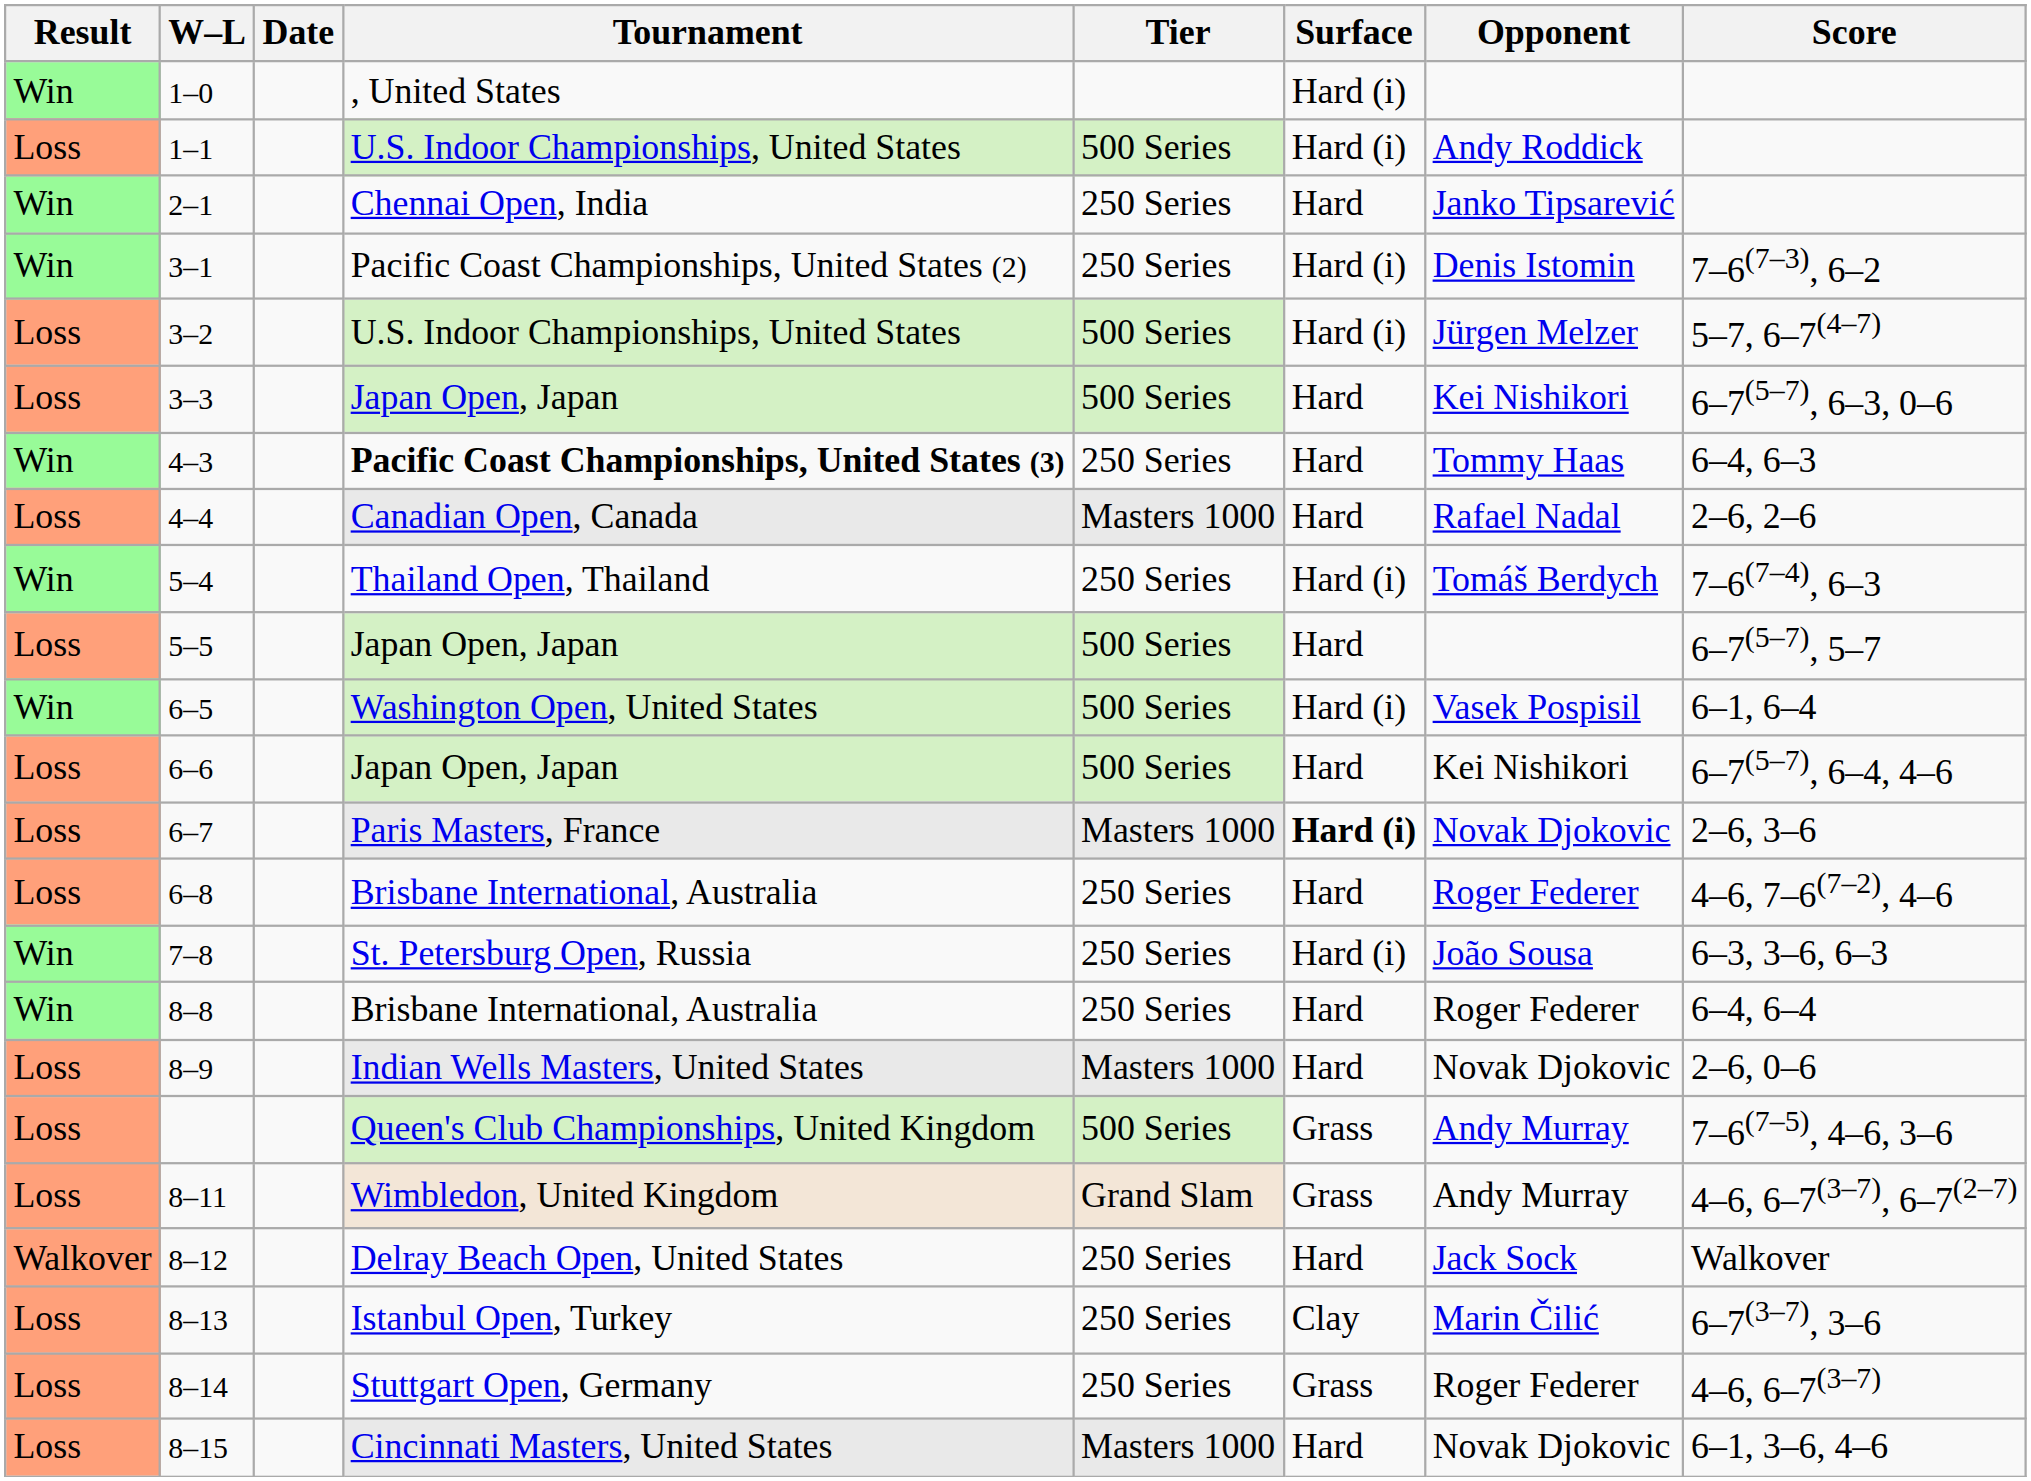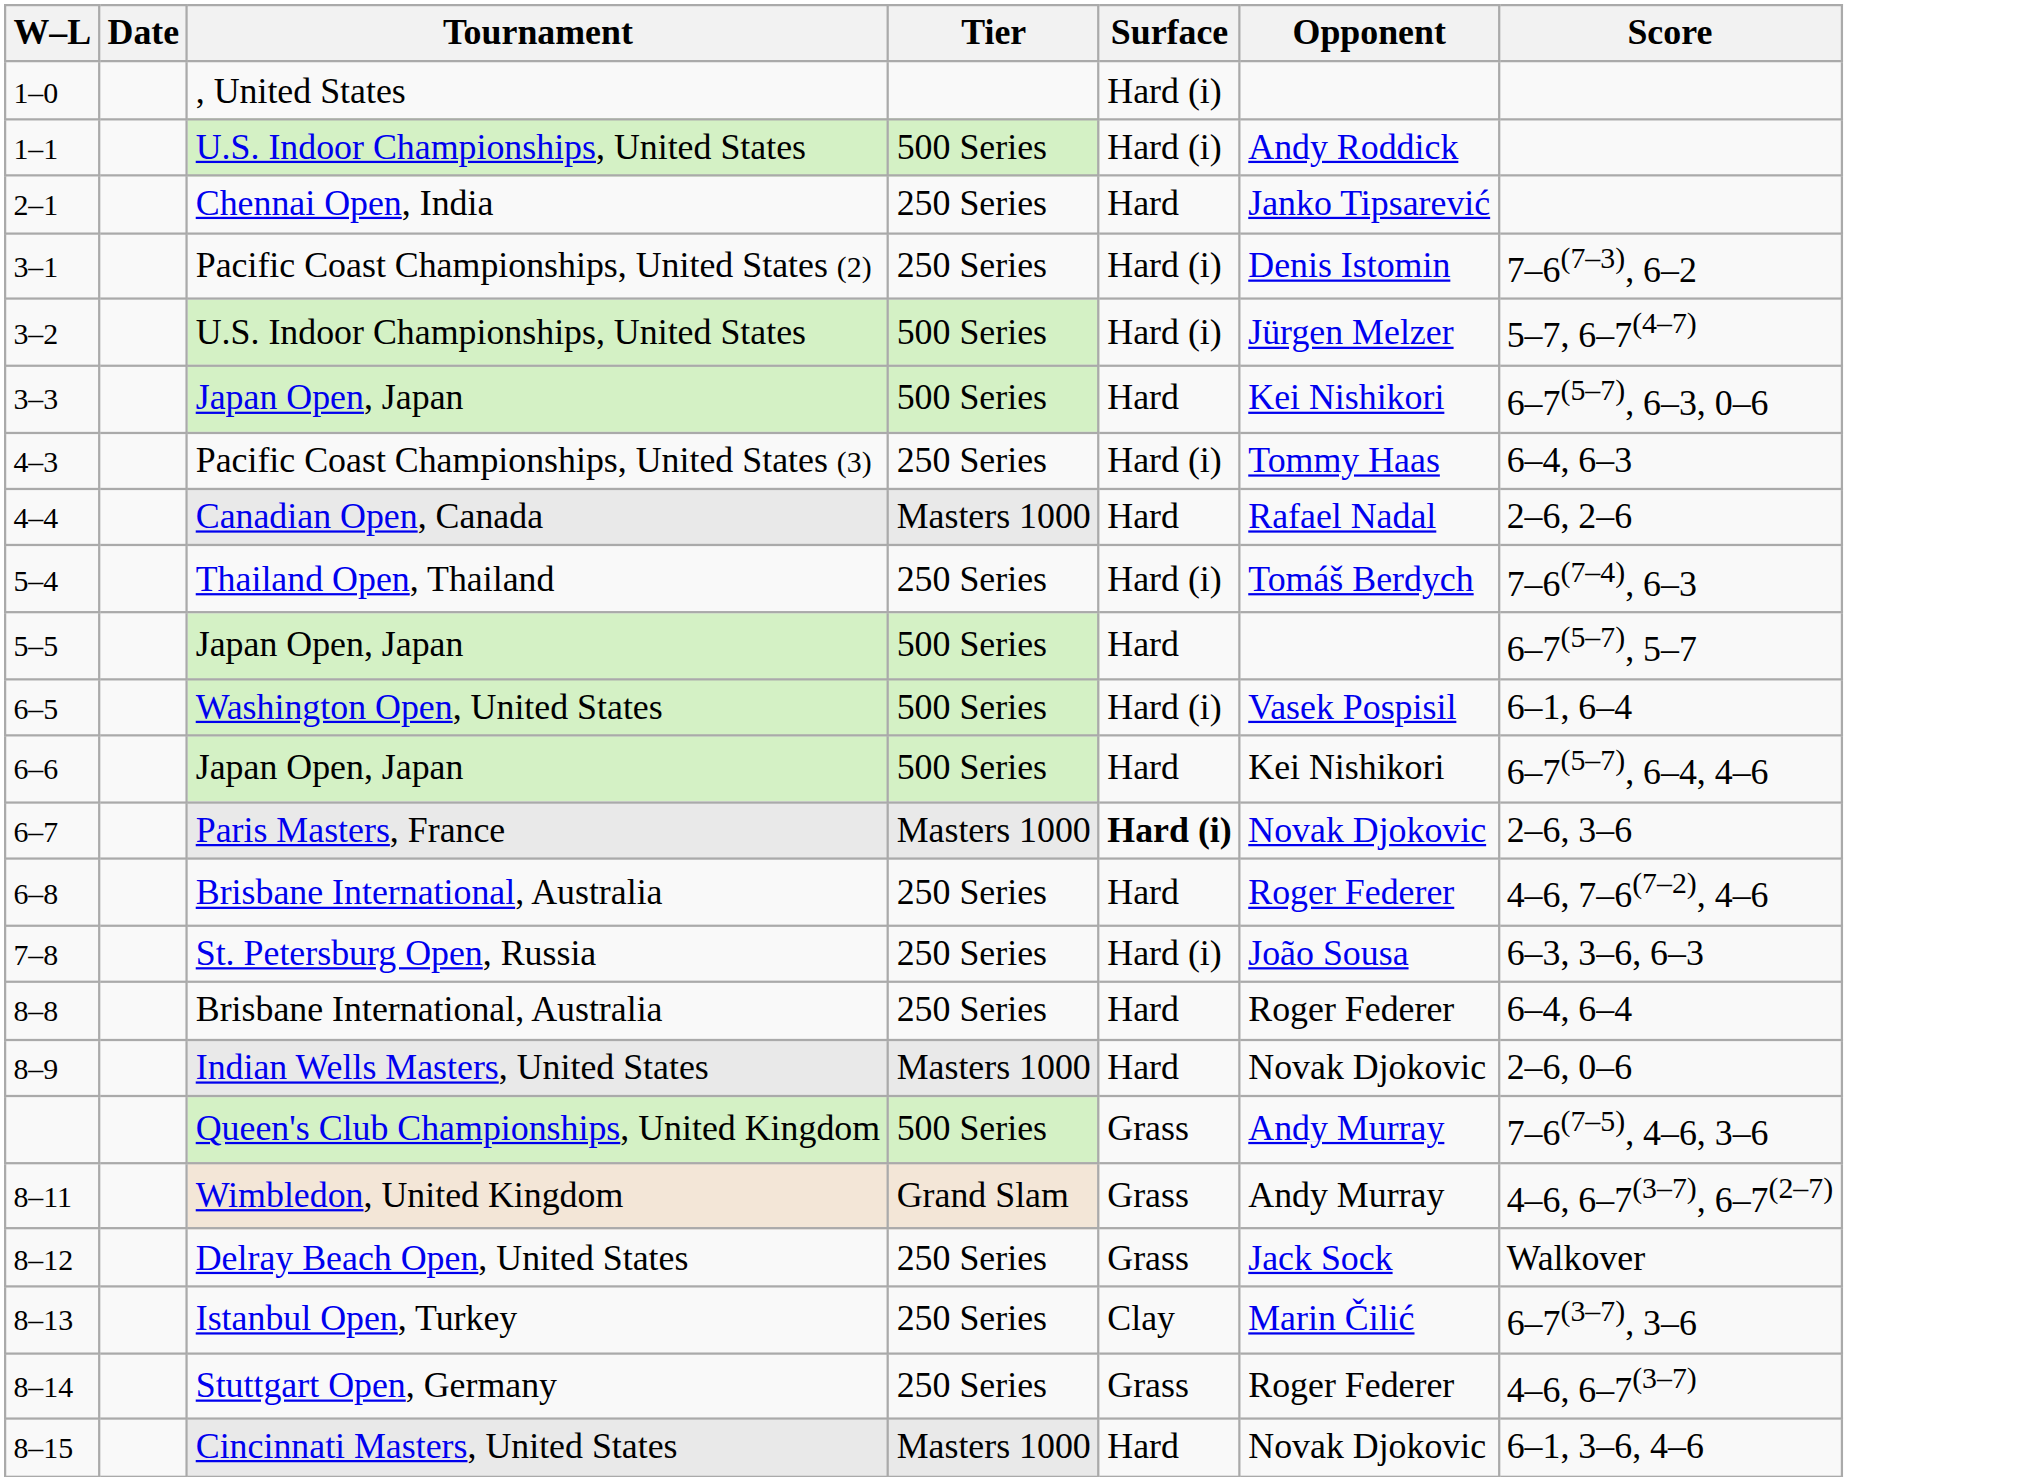- column: (83, 32)
(708, 459) bold -> (534, 459) normal
(1328, 459) Hard -> (1165, 459) Hard (i)
(1328, 1256) Hard -> (1148, 1256) Grass
